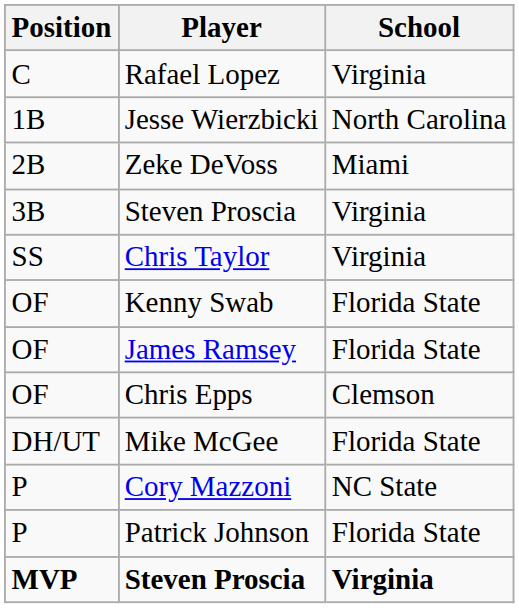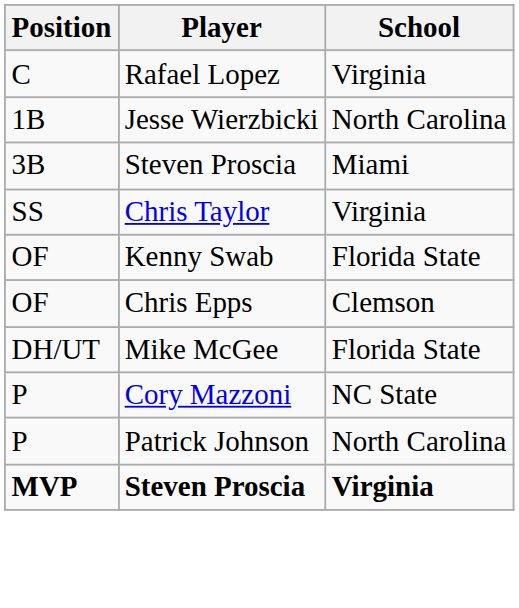- row: (28, 165)
(379, 211) Virginia -> (370, 165) Miami
- row: (30, 348)
(406, 532) Florida State -> (419, 440) North Carolina
